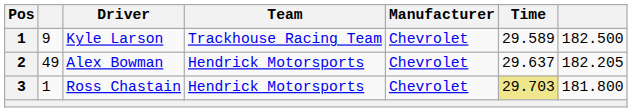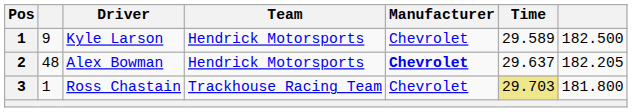(285, 41) Trackhouse Racing Team -> (276, 41) Hendrick Motorsports
(50, 64) 49 -> (50, 64) 48
(429, 64) normal -> (429, 64) bold
(276, 88) Hendrick Motorsports -> (285, 88) Trackhouse Racing Team
